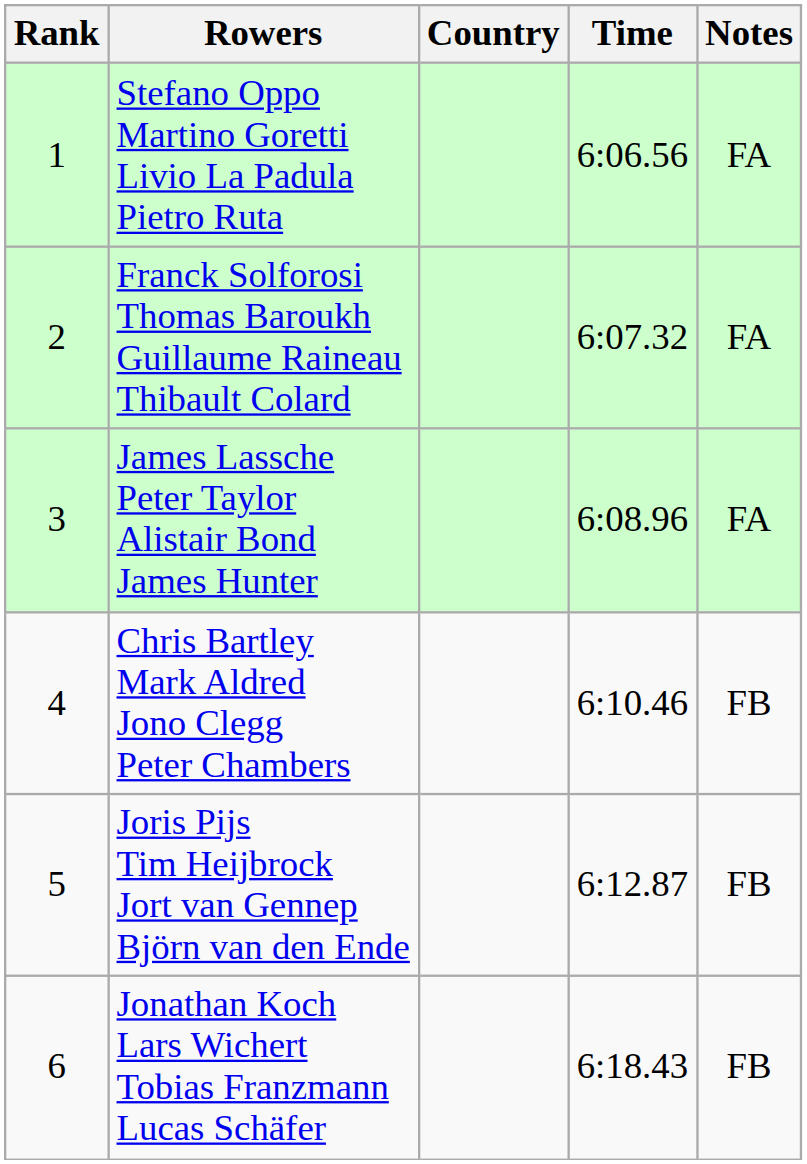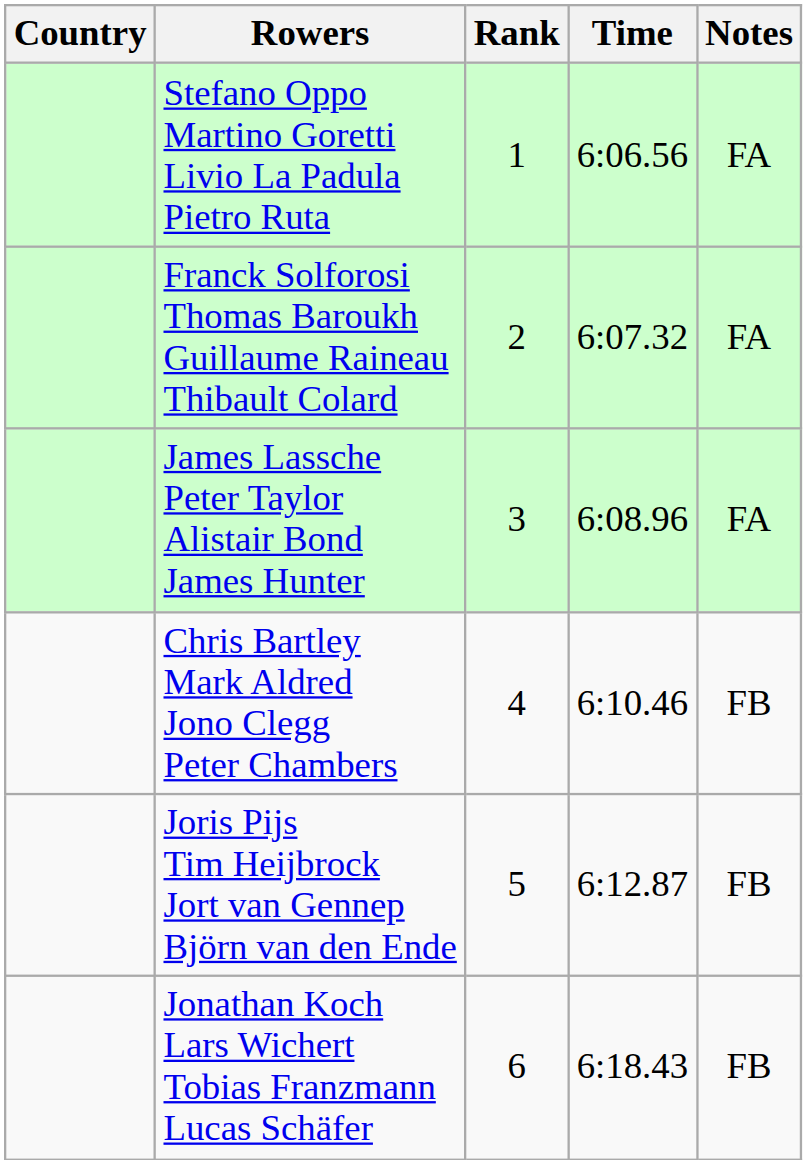columns swapped: (57, 33) <-> (493, 33)
